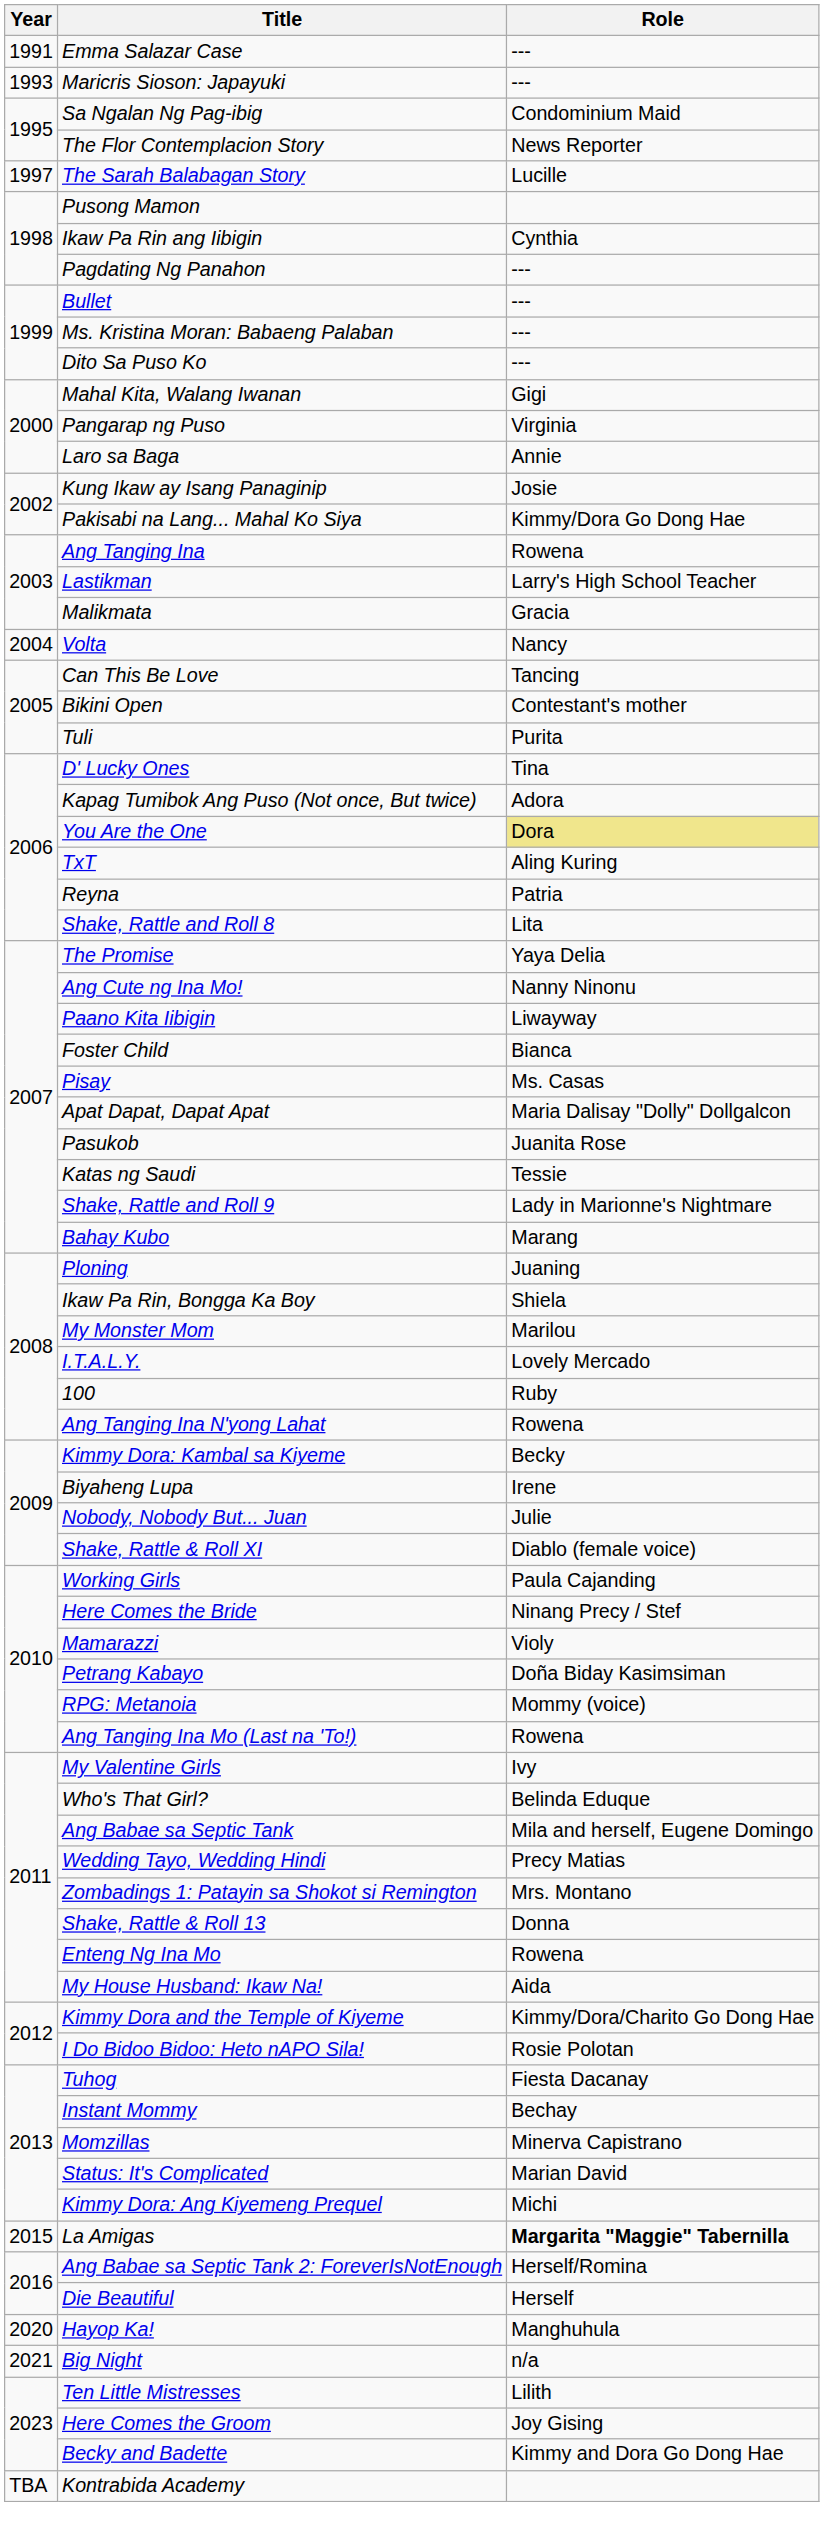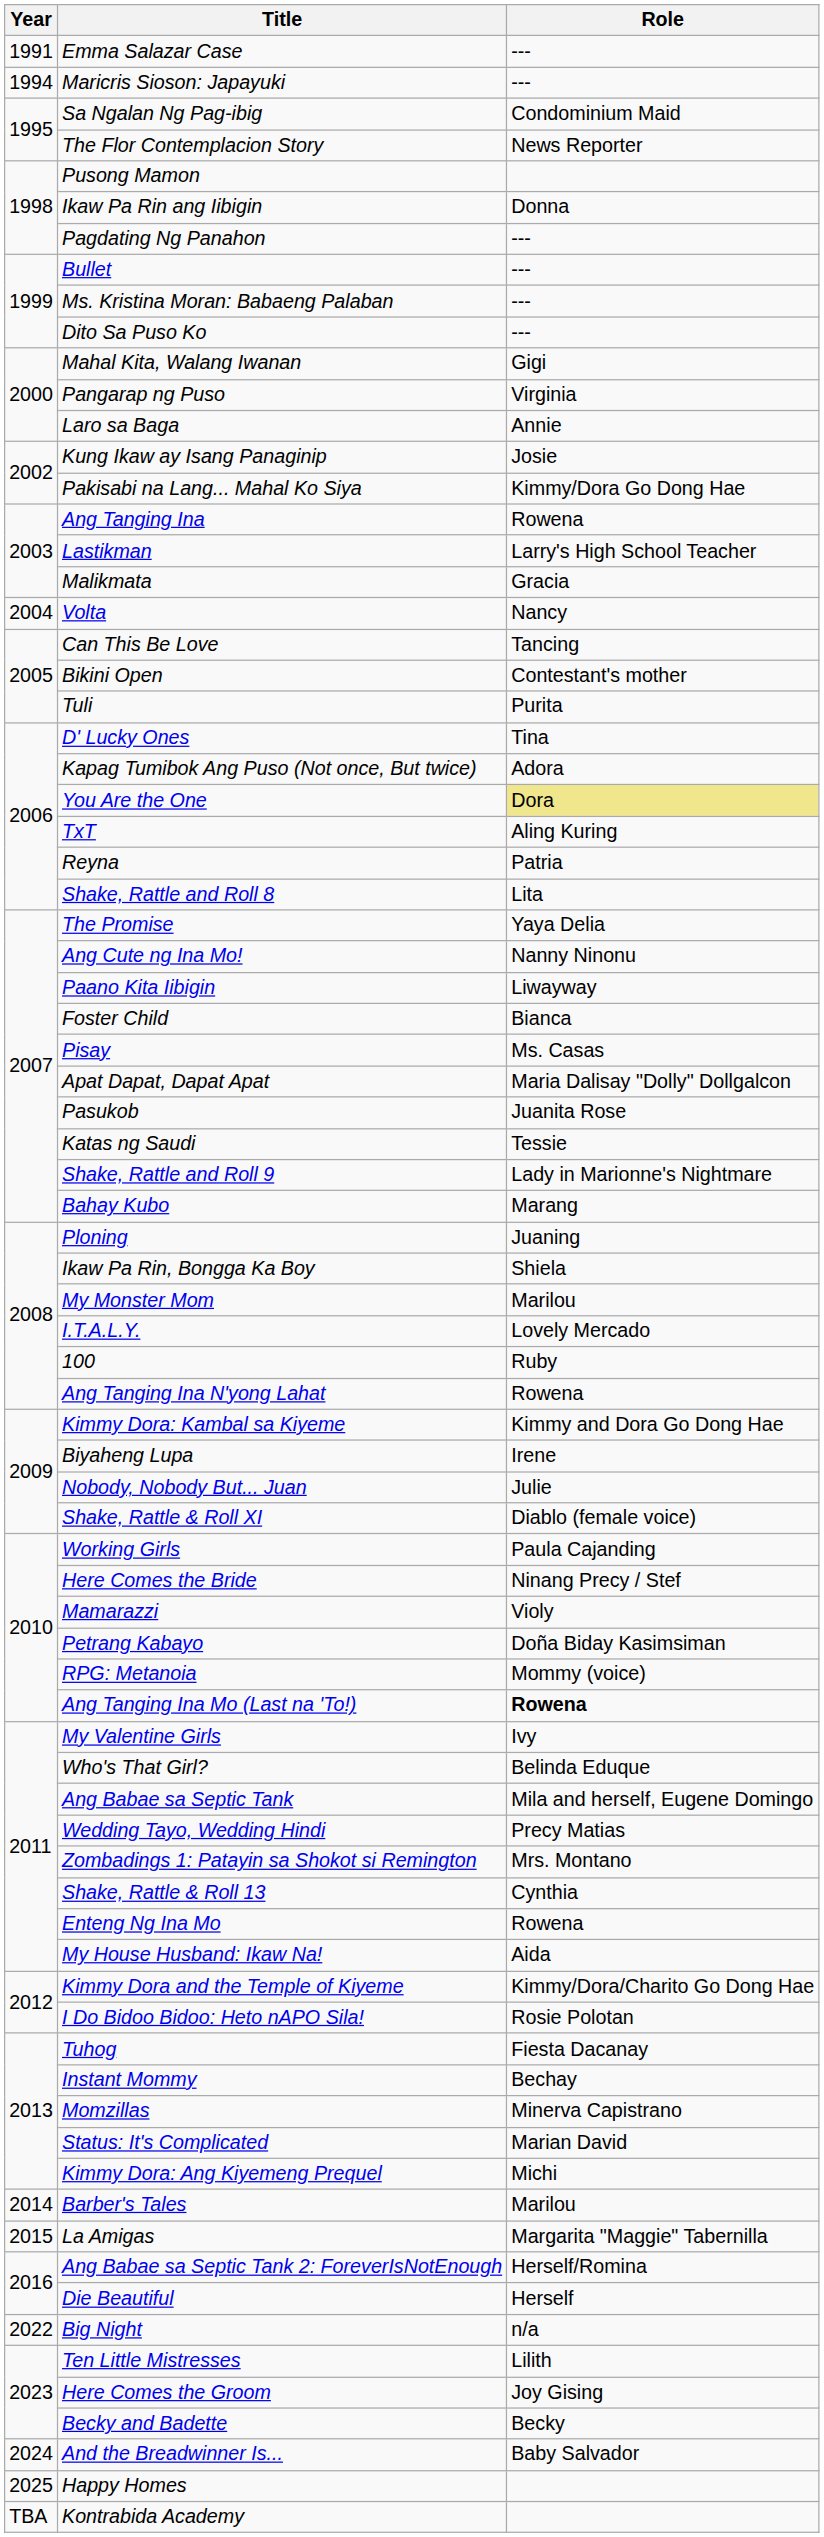(31, 82) 1993 -> (31, 82) 1994
- row: (183, 176)
(545, 238) Cynthia -> (540, 207) Donna
(538, 1455) Becky -> (647, 1424) Kimmy and Dora Go Dong Hae
(547, 1736) normal -> (549, 1705) bold
(540, 1923) Donna -> (545, 1892) Cynthia
+ row: (124, 2204)
(650, 2236) bold -> (639, 2236) normal
- row: (108, 2329)
(31, 2360) 2021 -> (31, 2329) 2022
(647, 2454) Kimmy and Dora Go Dong Hae -> (538, 2423) Becky
+ row: (172, 2454)
+ row: (124, 2485)
